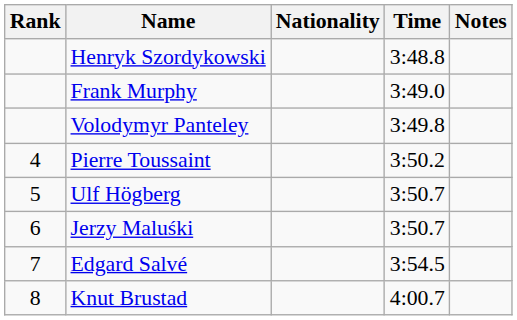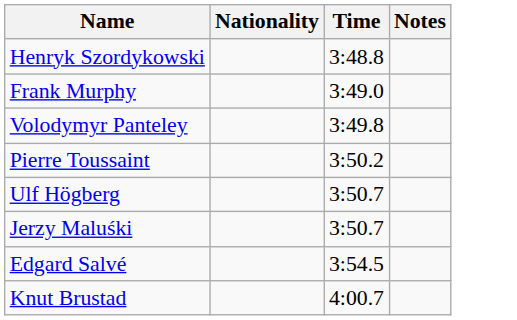- column: (35, 21)
